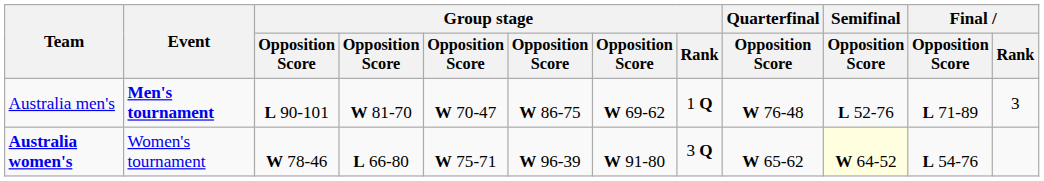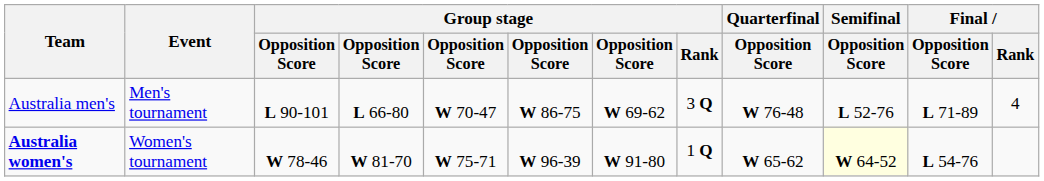(171, 103) bold -> (168, 103) normal
(381, 113) W 81-70 -> (381, 113) L 66-80
(700, 103) 1 Q -> (700, 103) 3 Q
(1015, 103) 3 -> (1015, 103) 4
(381, 161) L 66-80 -> (381, 161) W 81-70
(700, 151) 3 Q -> (700, 151) 1 Q
